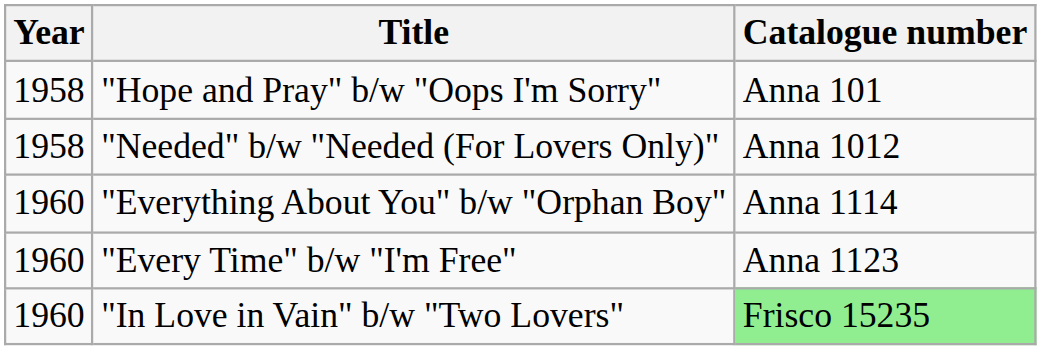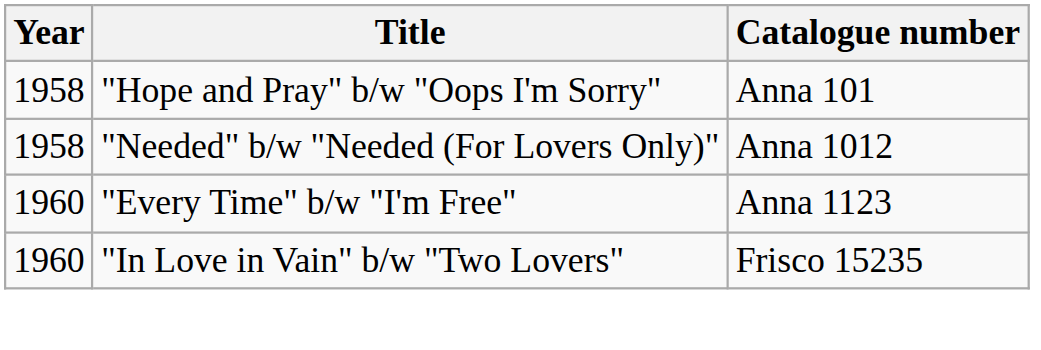- row: (414, 202)
(836, 315) lightgreen background -> (829, 259) no background
